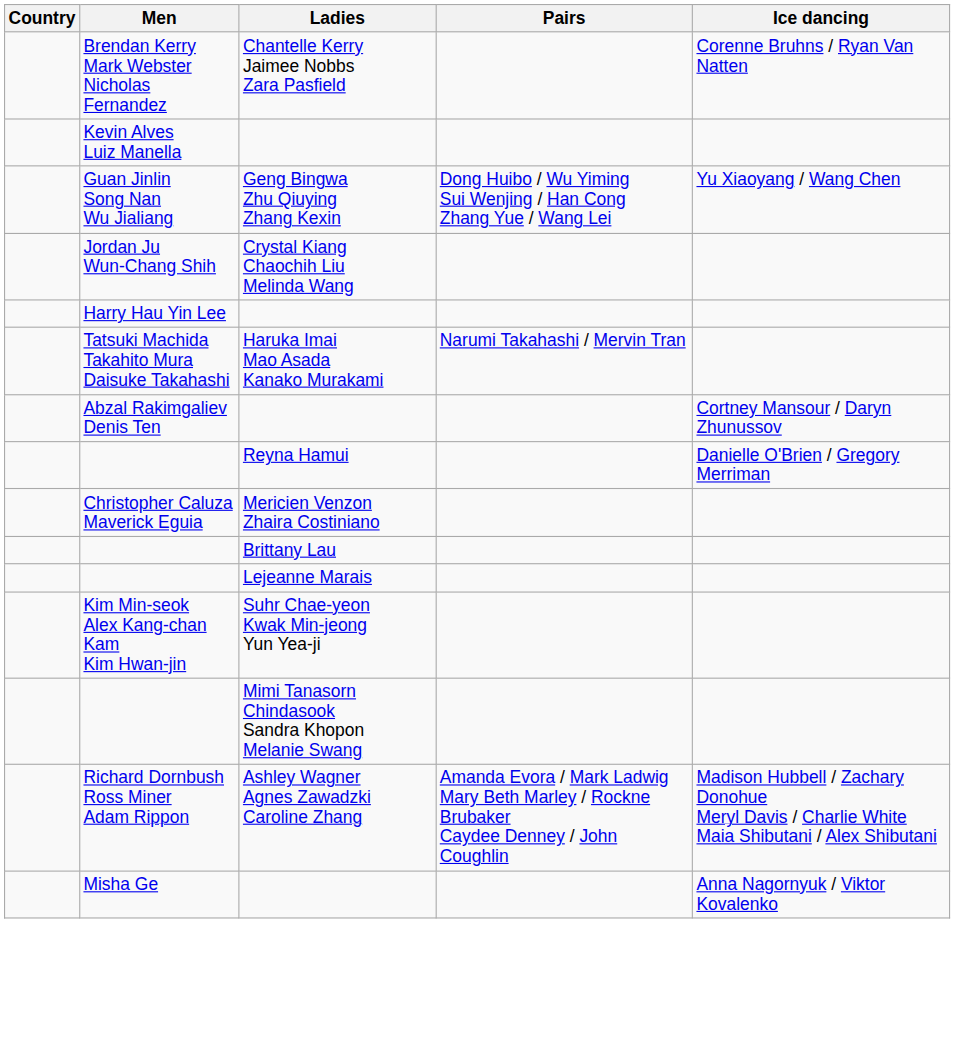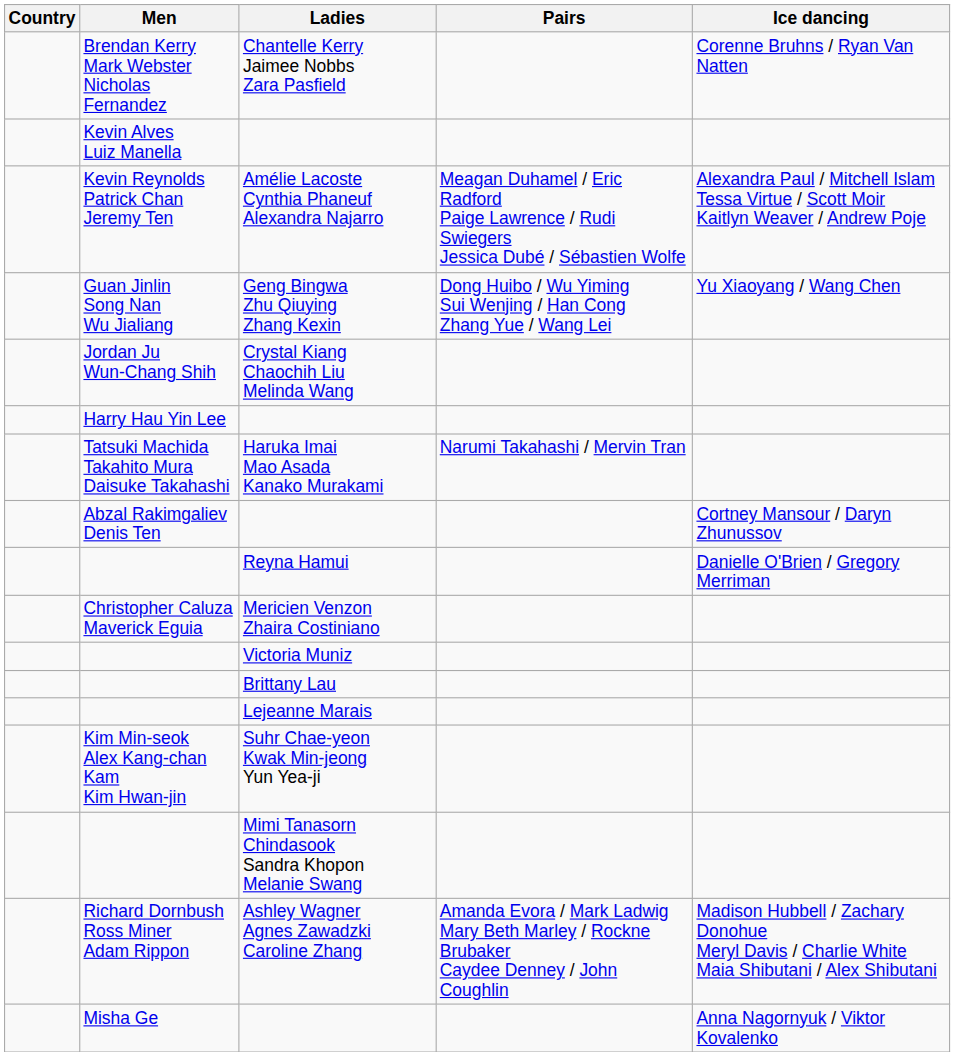+ row: (144, 199)
+ row: (159, 656)
